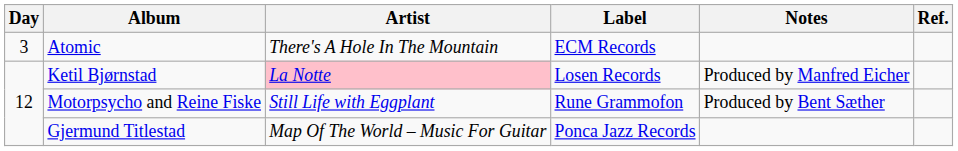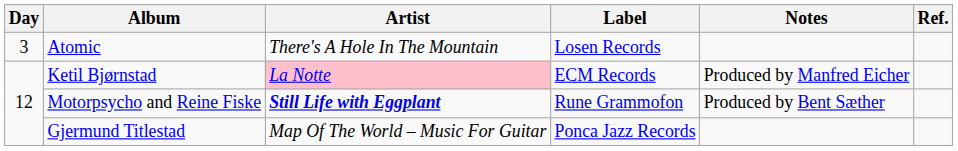(605, 46) ECM Records -> (608, 46) Losen Records
(608, 74) Losen Records -> (605, 74) ECM Records
(352, 103) normal -> (355, 103) bold
